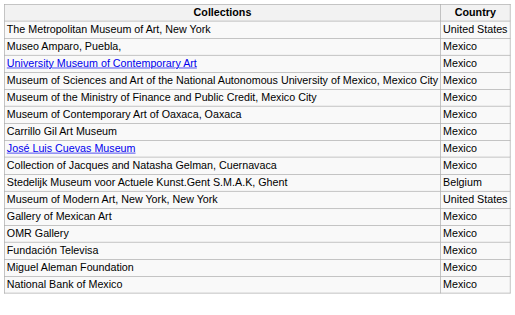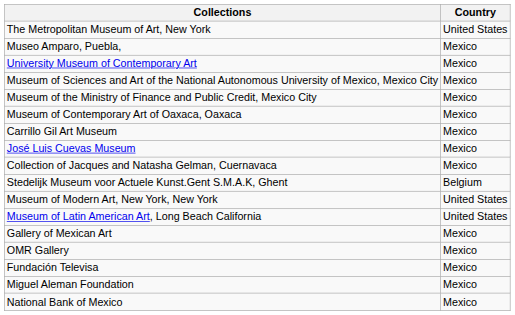+ row: (134, 217)
